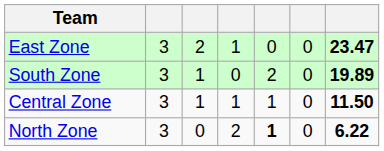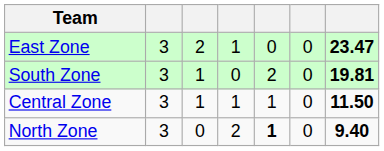(352, 74) 19.89 -> (352, 74) 19.81
(352, 131) 6.22 -> (352, 131) 9.40
